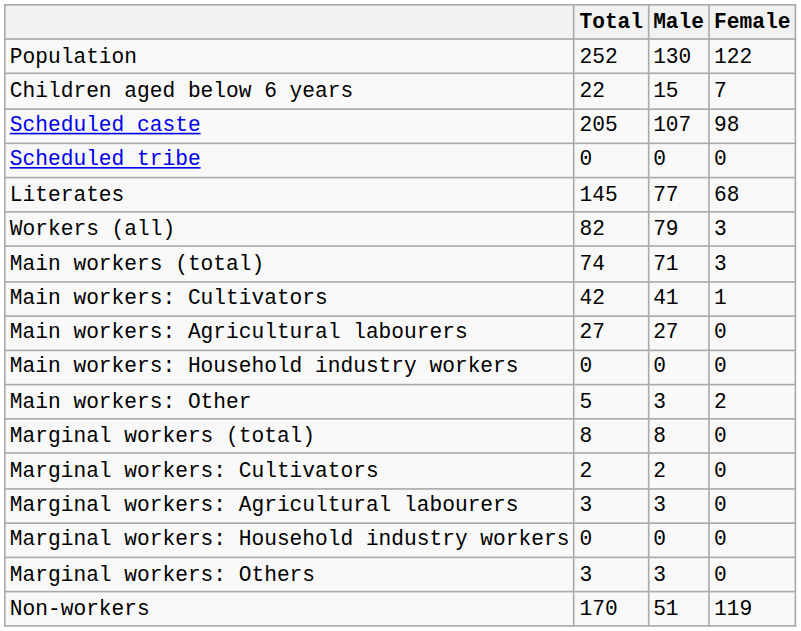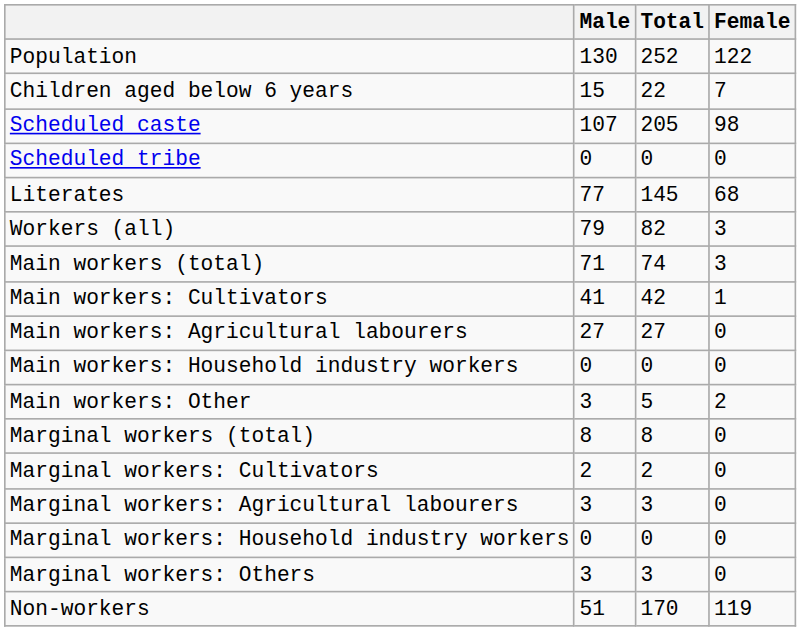columns swapped: (611, 22) <-> (679, 22)
